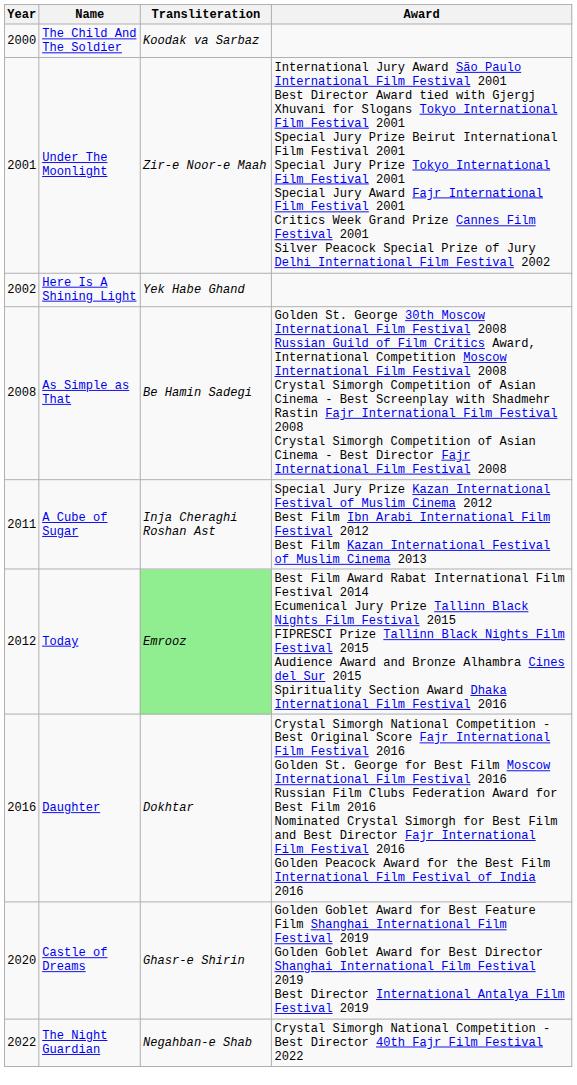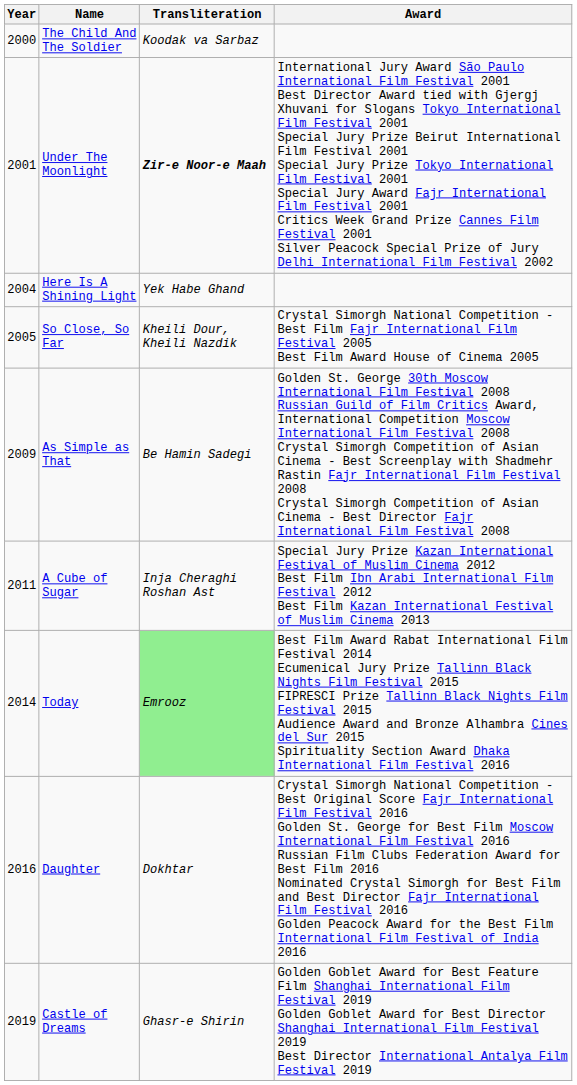(205, 165) normal -> (204, 165) bold
(22, 290) 2002 -> (22, 290) 2004
+ row: (86, 337)
(22, 393) 2008 -> (22, 455) 2009
(22, 642) 2012 -> (22, 703) 2014
(22, 960) 2020 -> (22, 1022) 2019
- row: (75, 1043)
